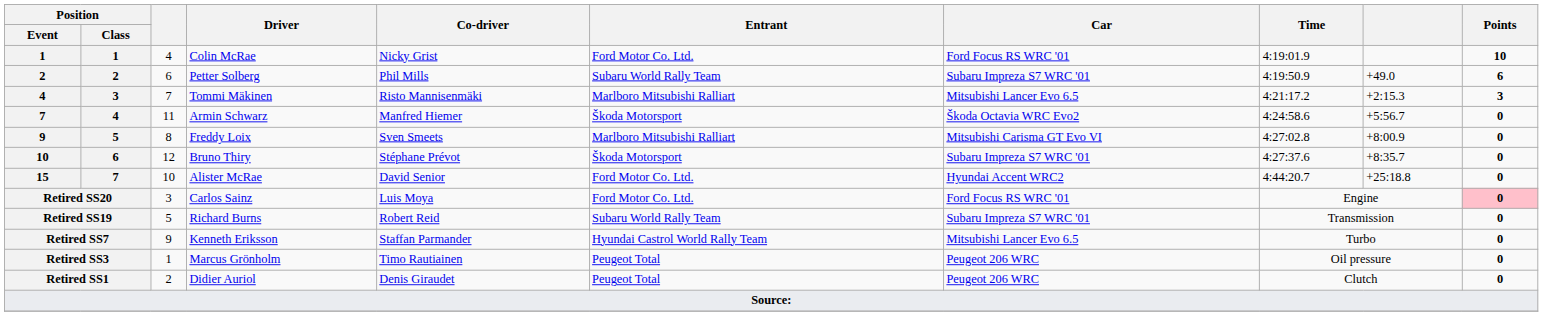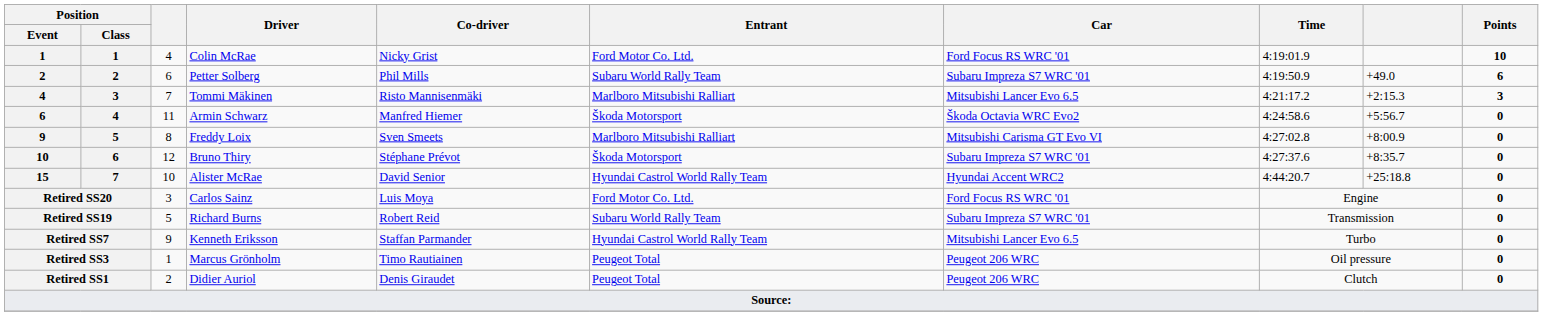(42, 116) 7 -> (42, 116) 6
(643, 177) Ford Motor Co. Ltd. -> (680, 177) Hyundai Castrol World Rally Team
(1500, 198) pink background -> (1500, 198) no background
